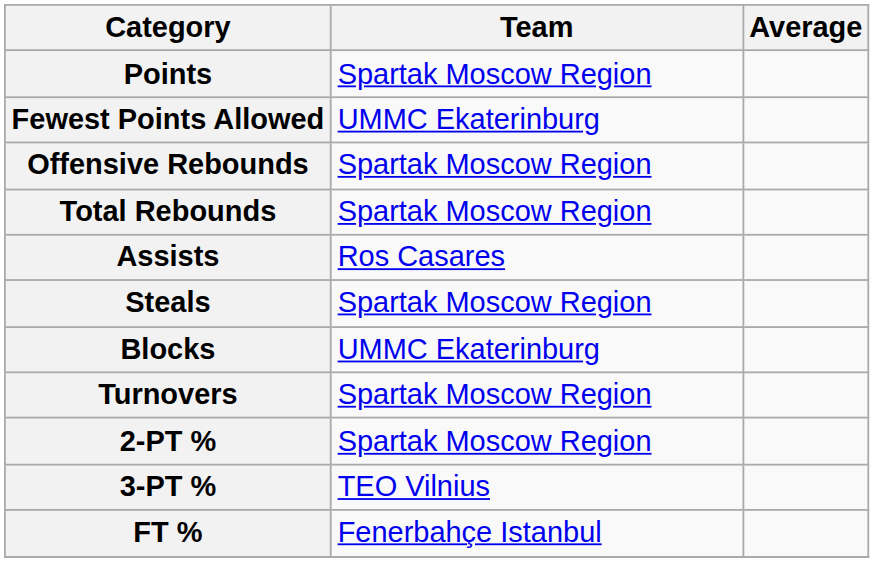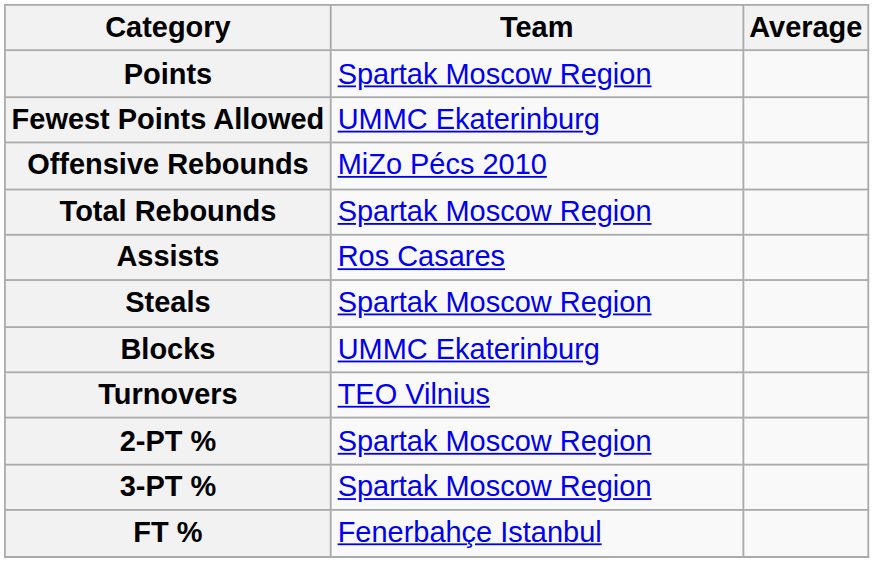(495, 165) Spartak Moscow Region -> (442, 165) MiZo Pécs 2010
(495, 394) Spartak Moscow Region -> (414, 394) TEO Vilnius
(414, 486) TEO Vilnius -> (495, 486) Spartak Moscow Region
